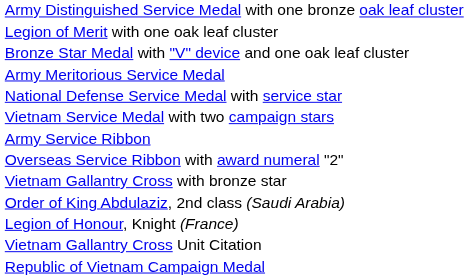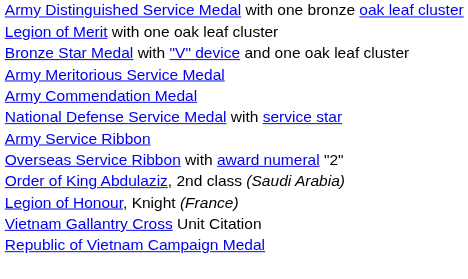+ row: (101, 96)
- row: (169, 117)
- row: (146, 181)
